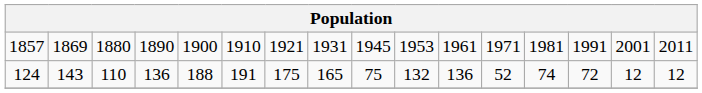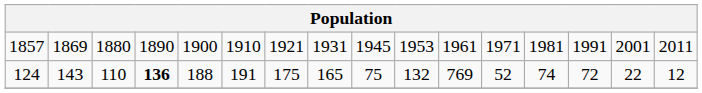(157, 74) normal -> (157, 74) bold
(460, 74) 136 -> (460, 74) 769
(633, 74) 12 -> (633, 74) 22
